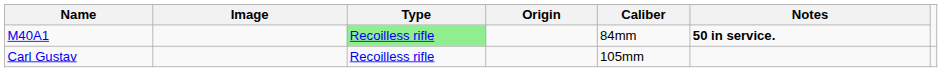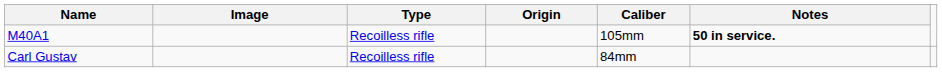(392, 35) lightgreen background -> (392, 35) no background
(618, 35) 84mm -> (622, 35) 105mm
(622, 56) 105mm -> (618, 56) 84mm
